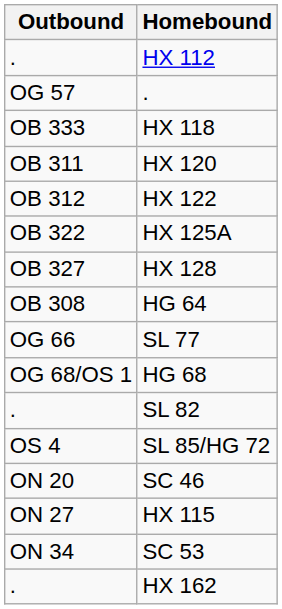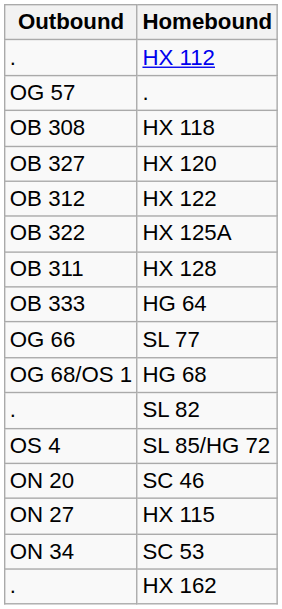(48, 127) OB 333 -> (48, 127) OB 308
(47, 163) OB 311 -> (48, 163) OB 327
(48, 269) OB 327 -> (47, 269) OB 311
(48, 304) OB 308 -> (48, 304) OB 333
